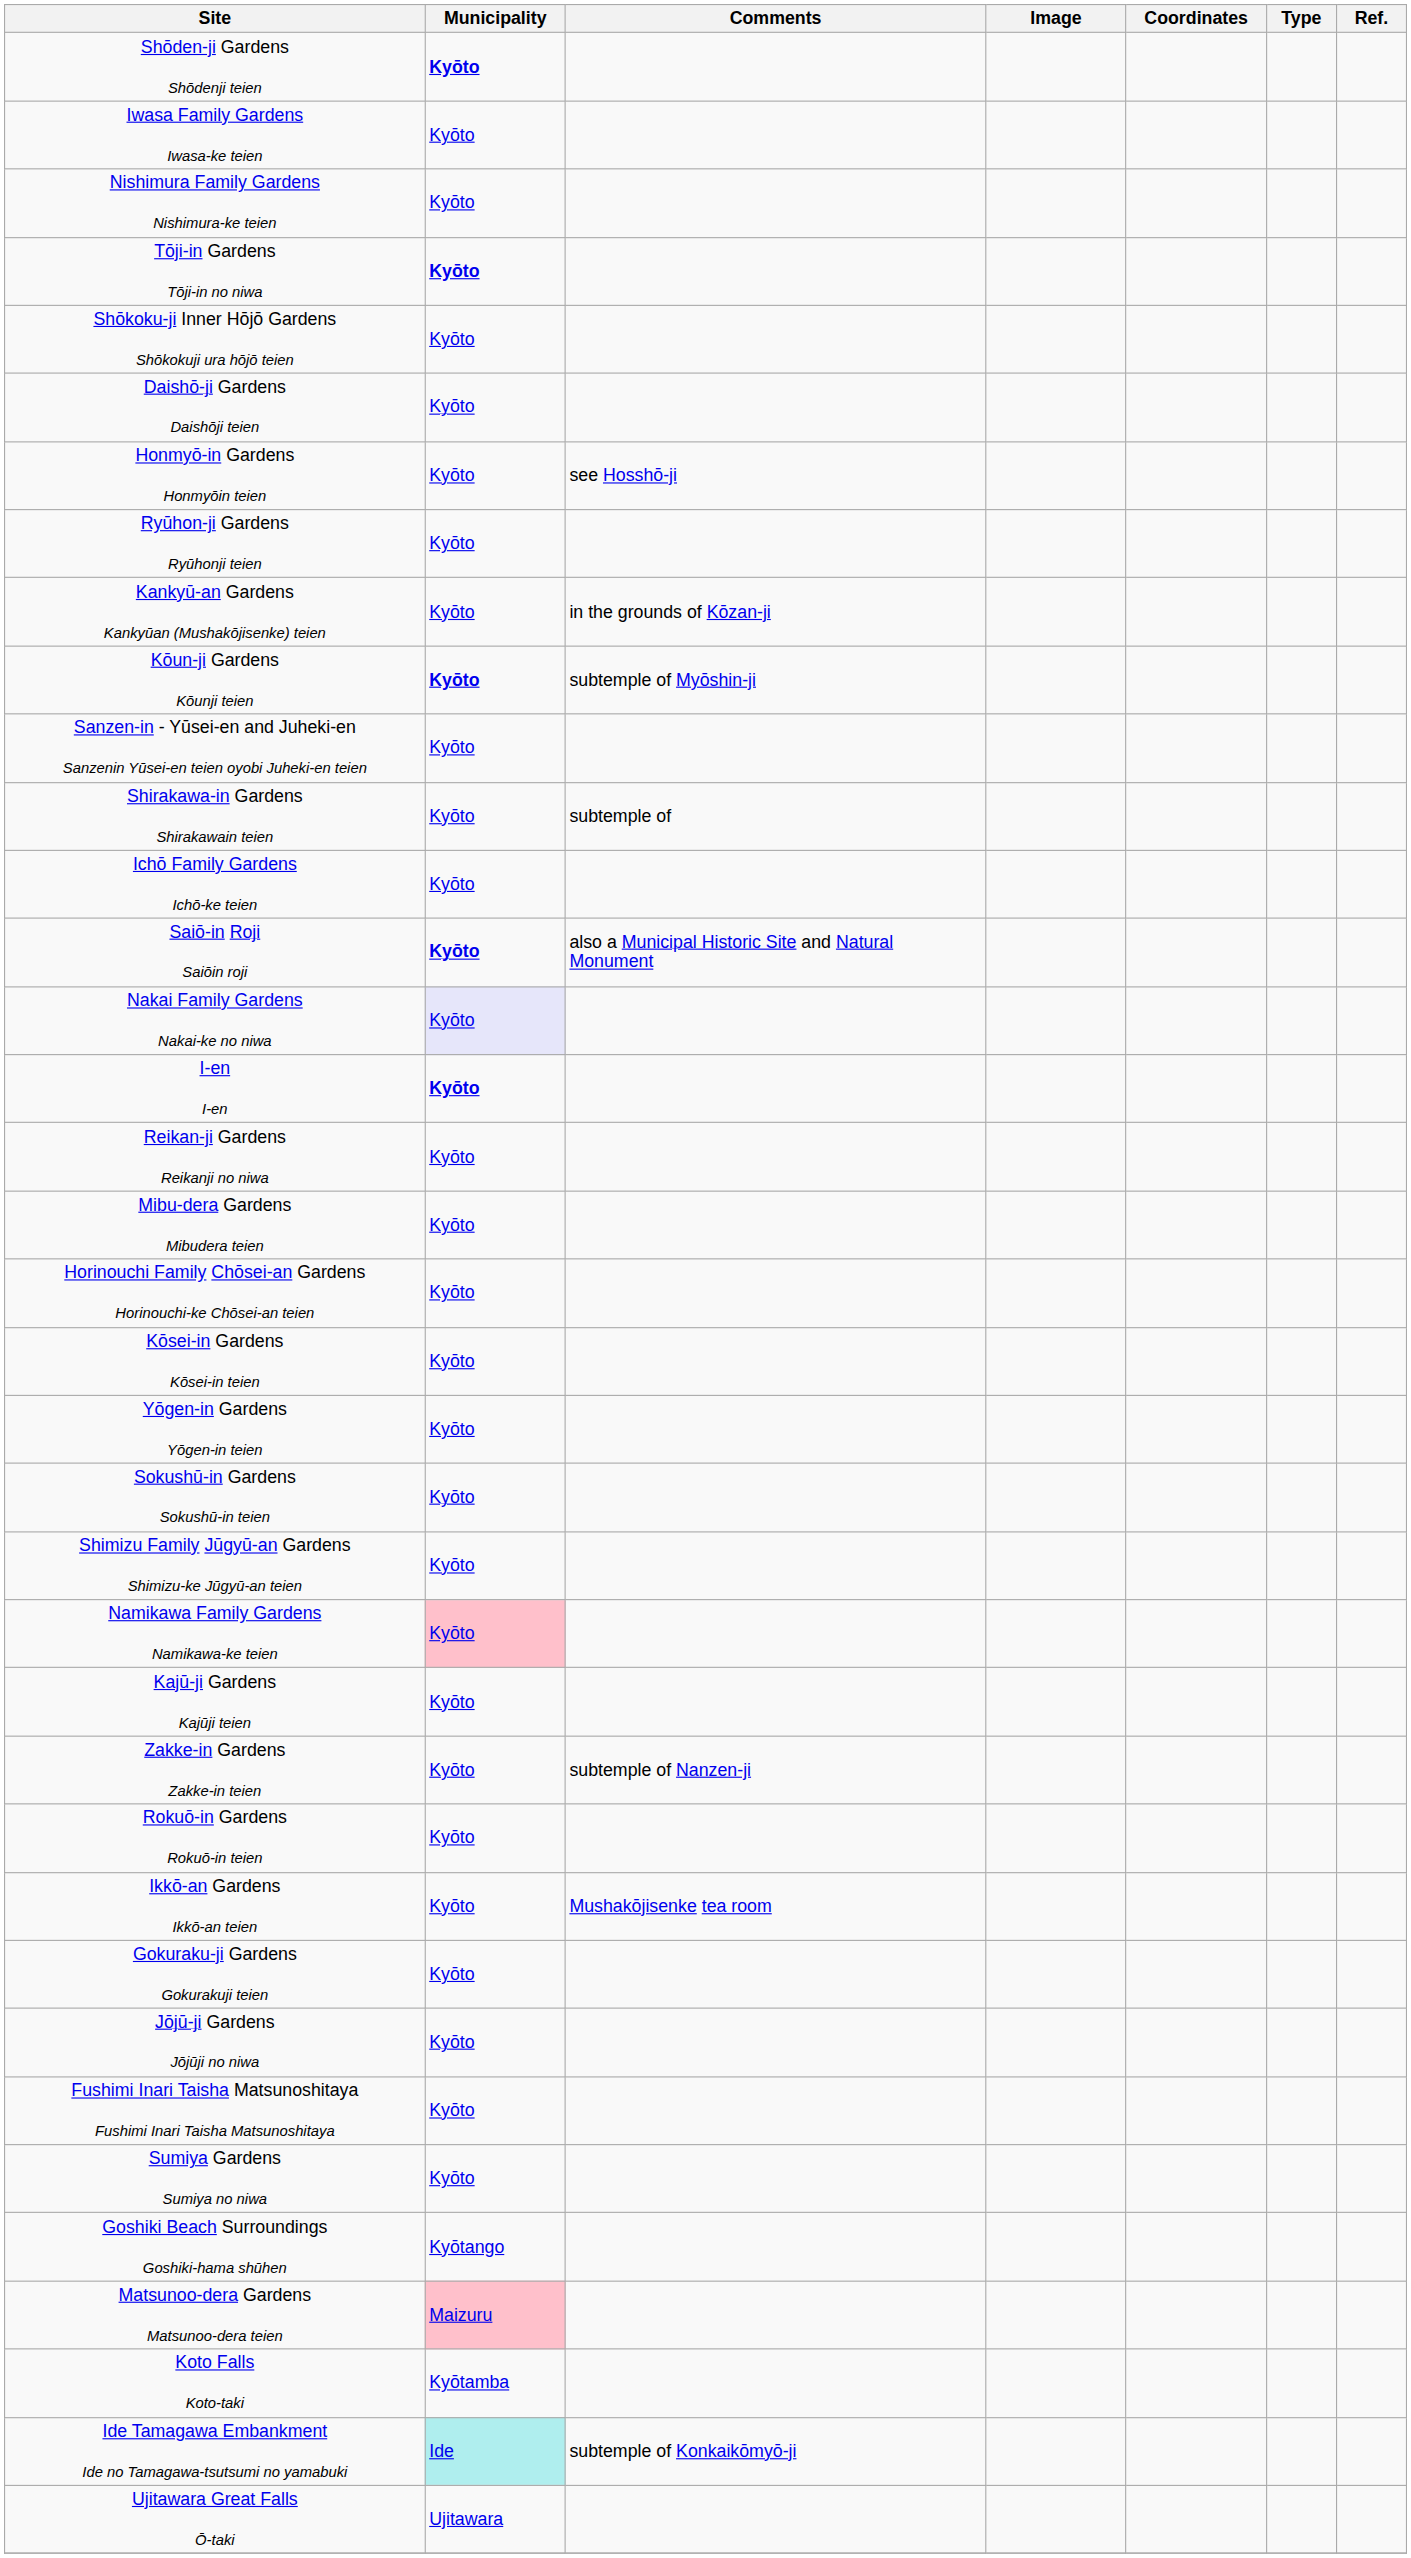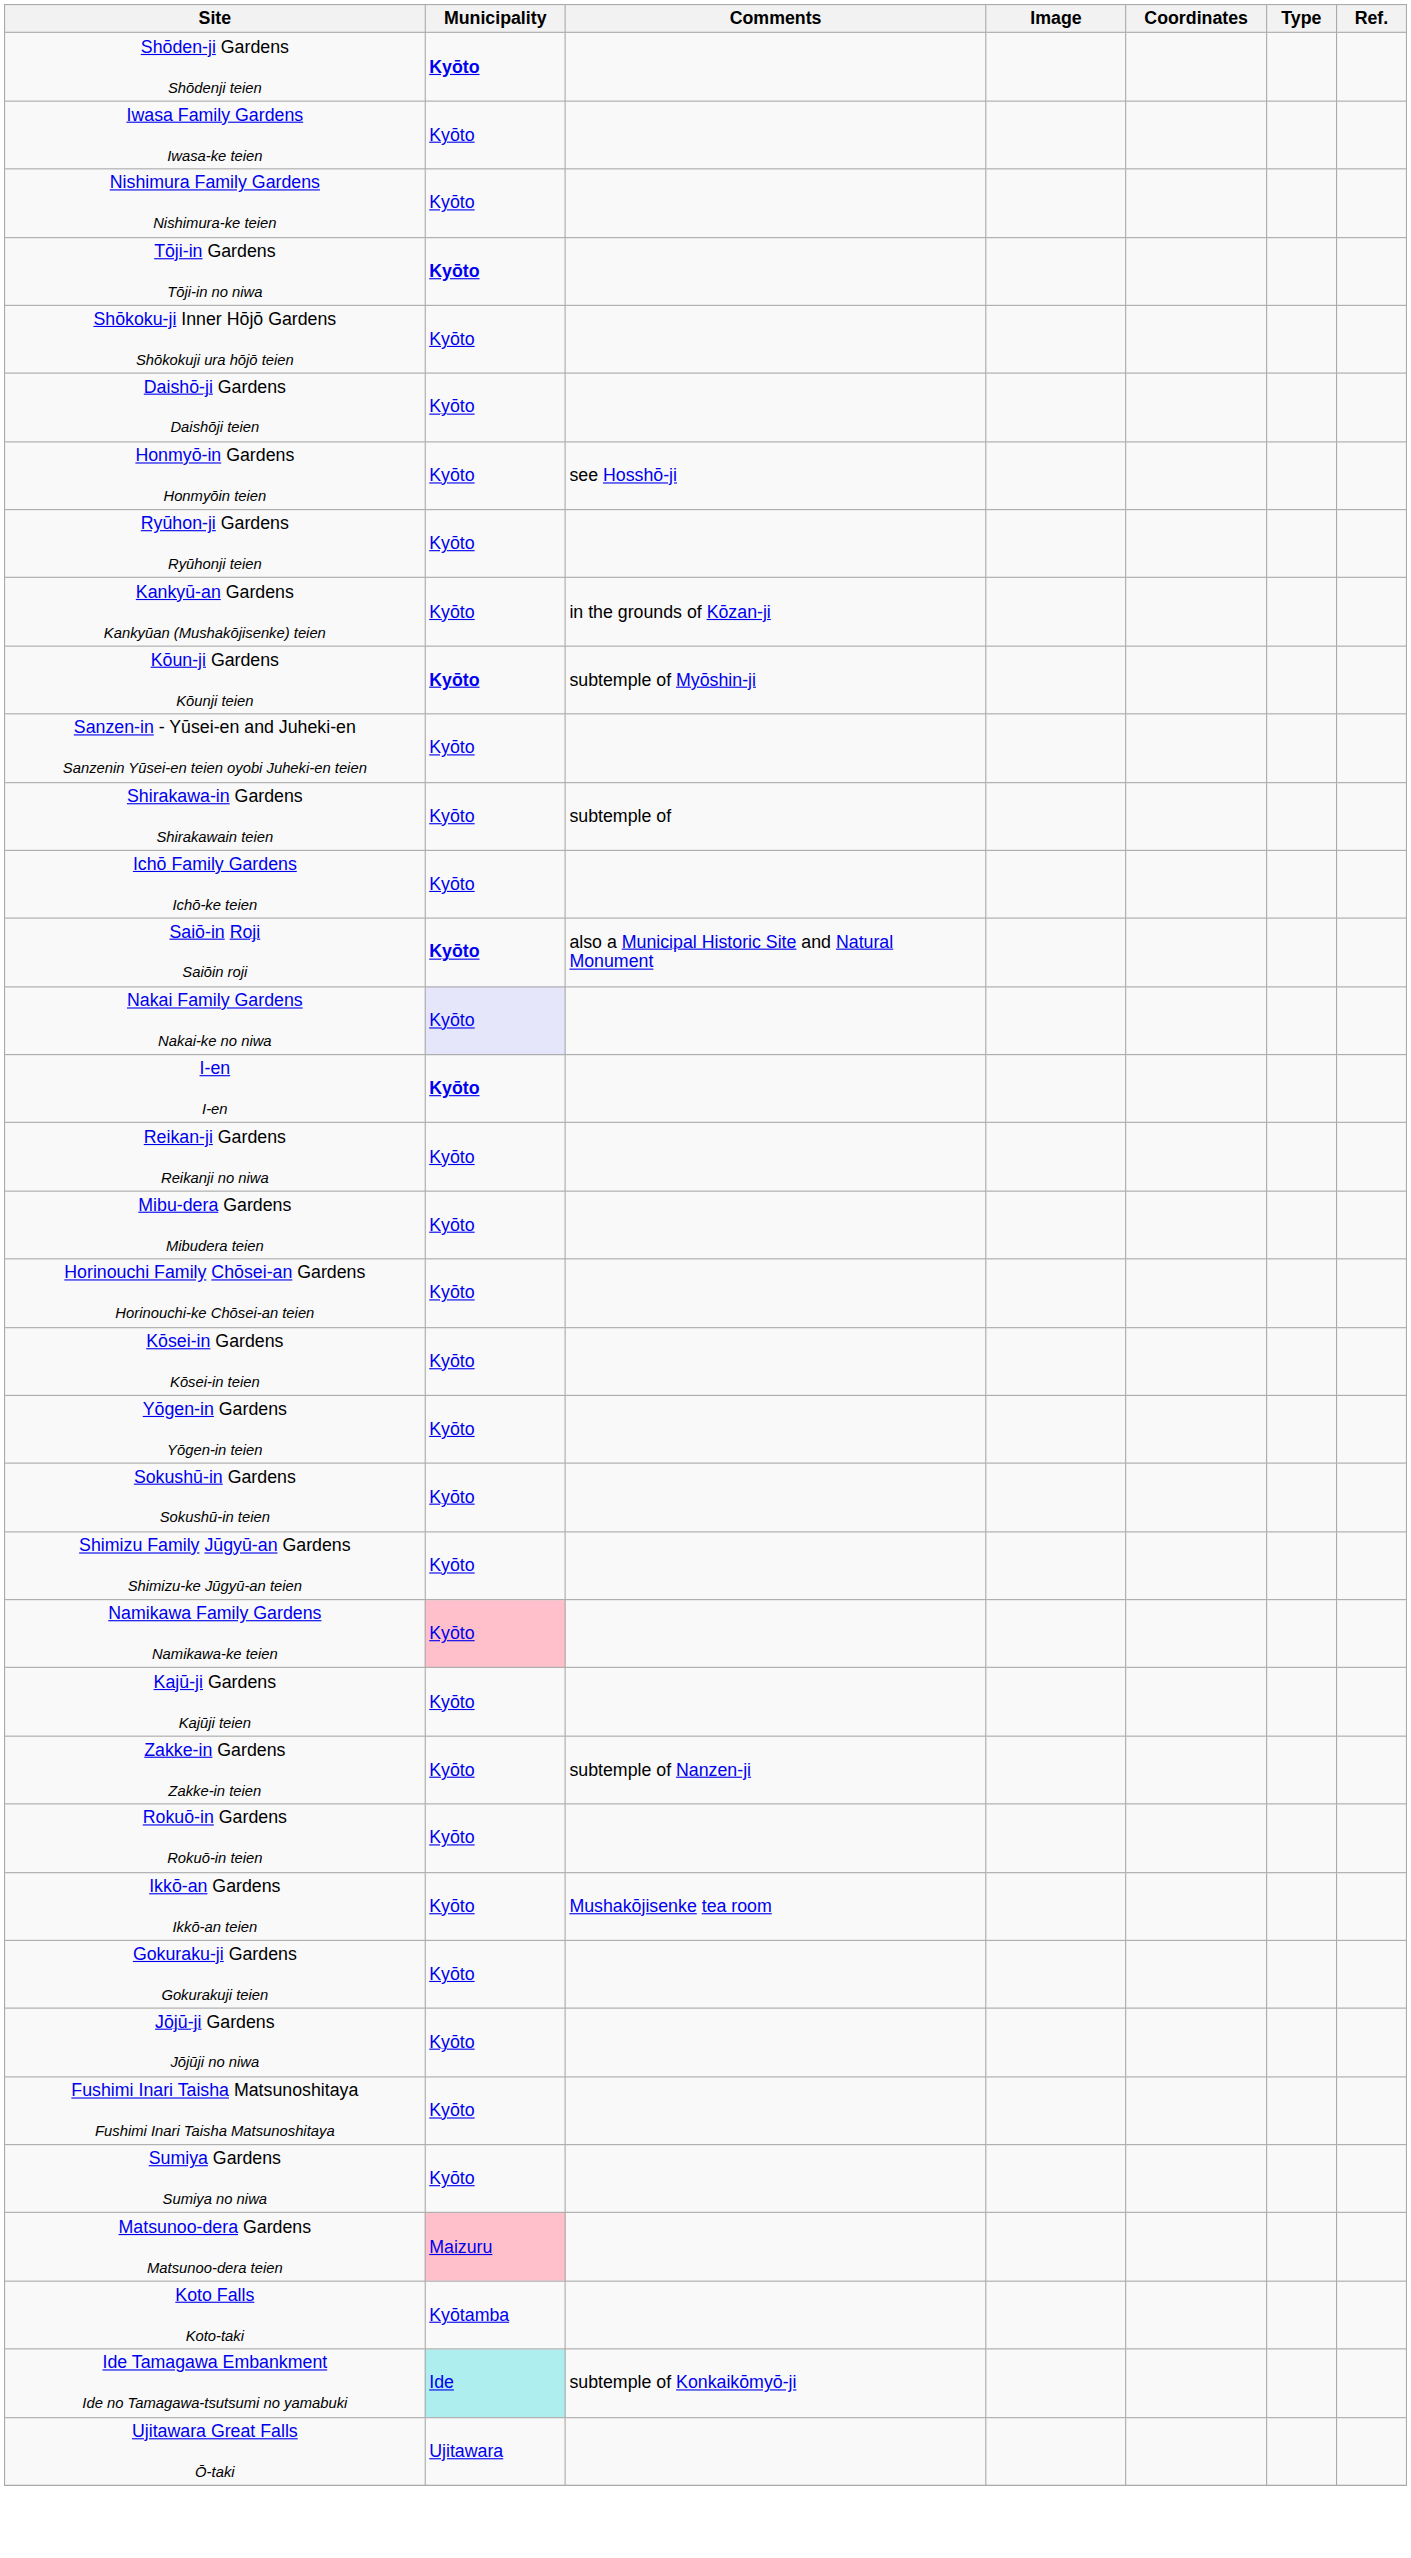- row: (215, 2246)
